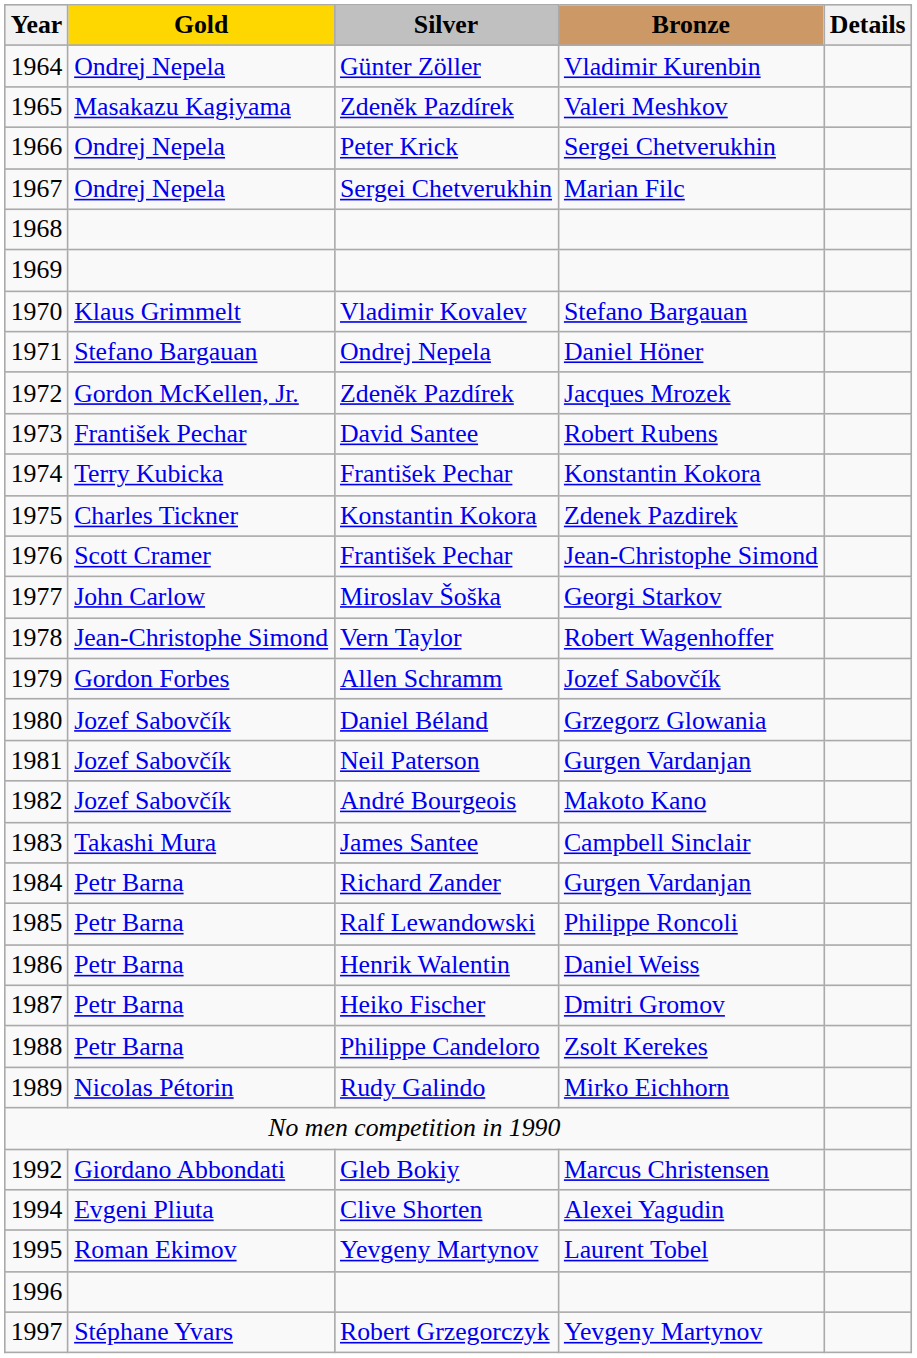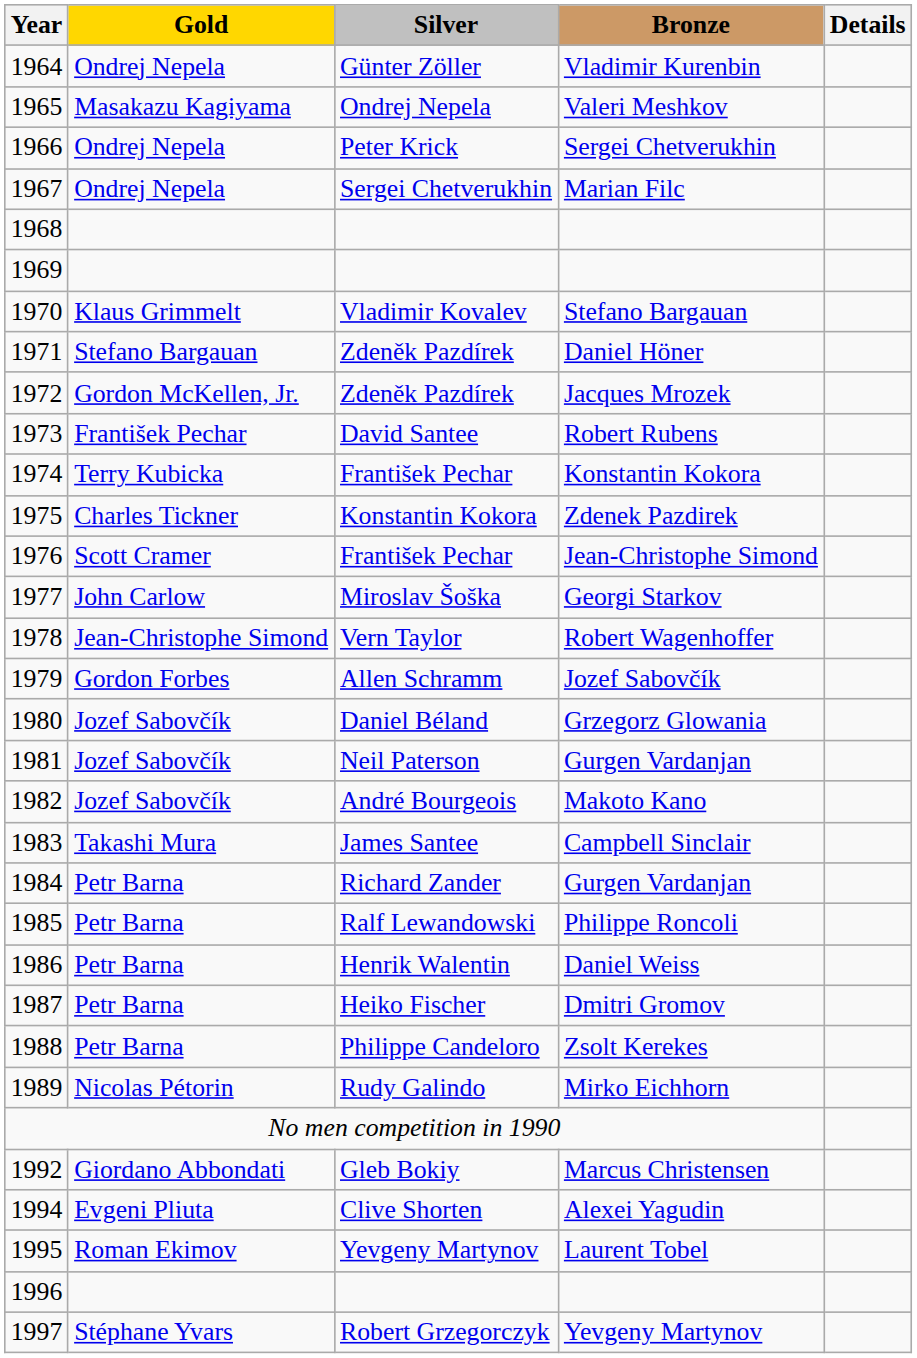(427, 106) Zdeněk Pazdírek -> (415, 106) Ondrej Nepela
(415, 351) Ondrej Nepela -> (427, 351) Zdeněk Pazdírek
